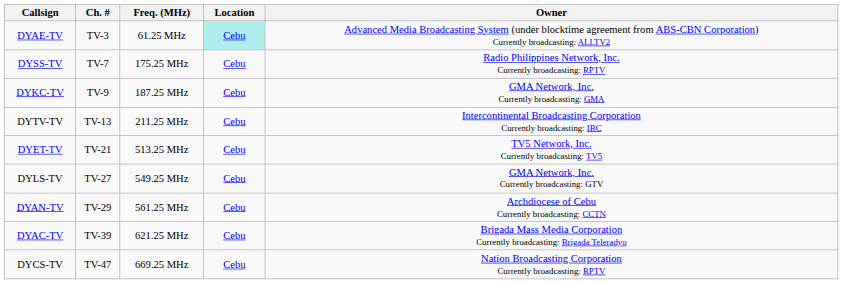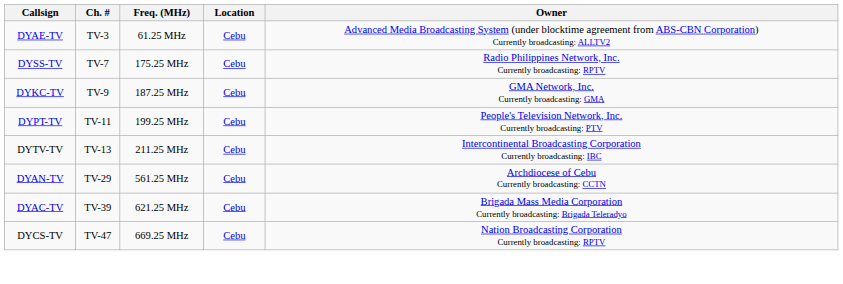(234, 35) paleturquoise background -> (234, 35) no background
+ row: (40, 121)
- row: (40, 150)
- row: (40, 178)
